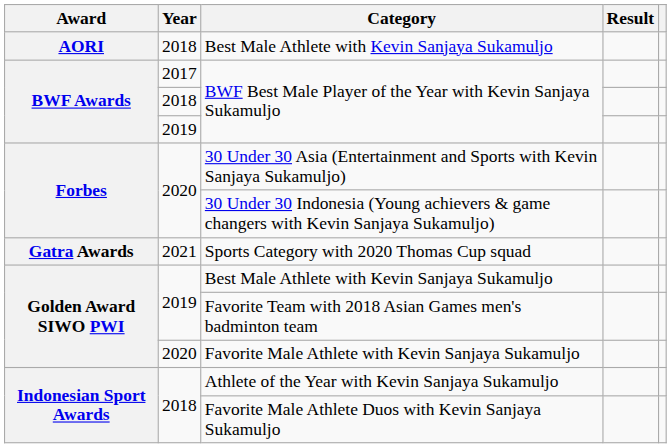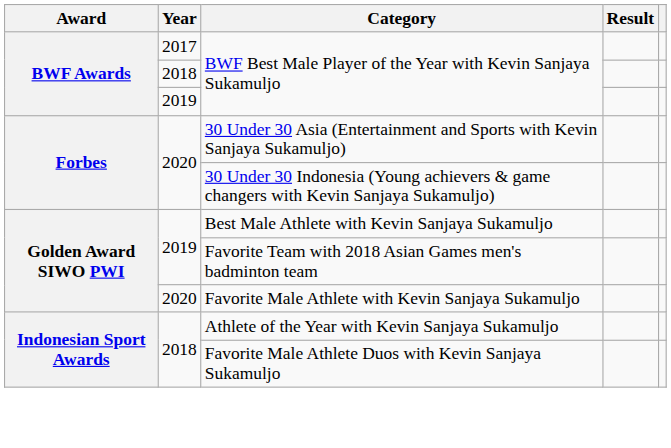- row: (179, 45)
- row: (179, 251)
